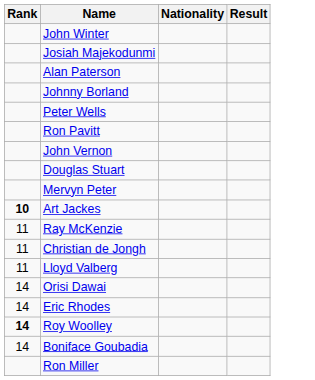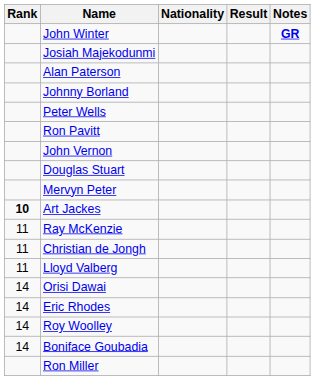+ column: (290, 14)
(22, 326) bold -> (22, 326) normal
